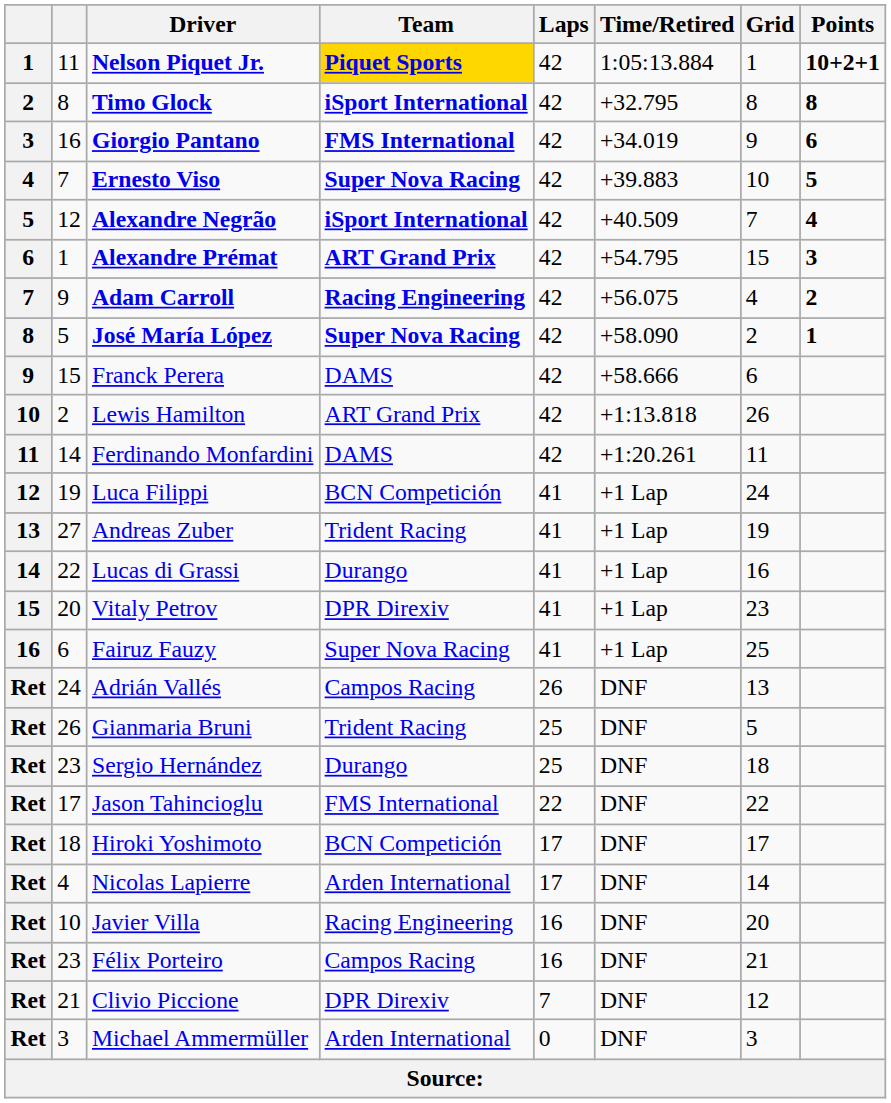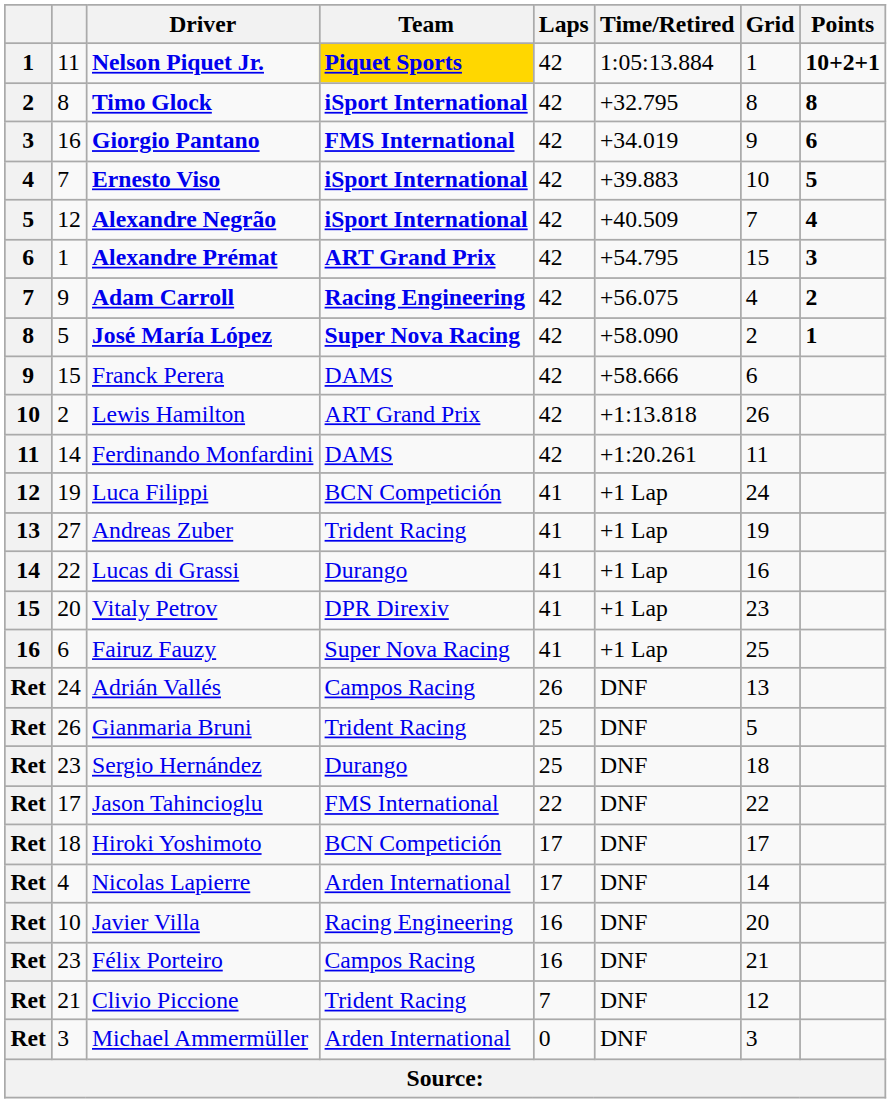(422, 179) Super Nova Racing -> (426, 179) iSport International
(387, 999) DPR Direxiv -> (395, 999) Trident Racing
